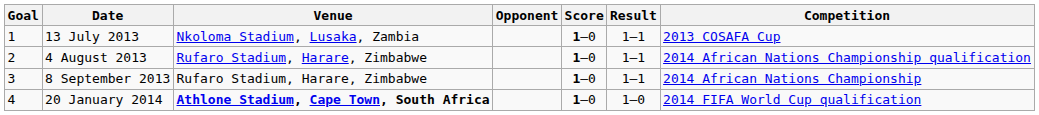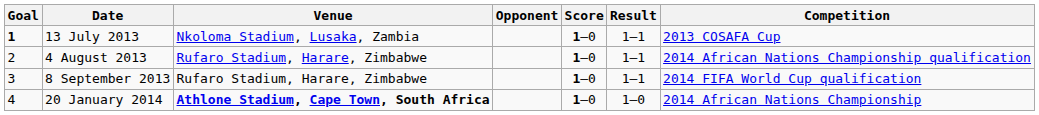(12, 36) normal -> (12, 36) bold
(792, 79) 2014 African Nations Championship -> (792, 79) 2014 FIFA World Cup qualification
(792, 100) 2014 FIFA World Cup qualification -> (792, 100) 2014 African Nations Championship
